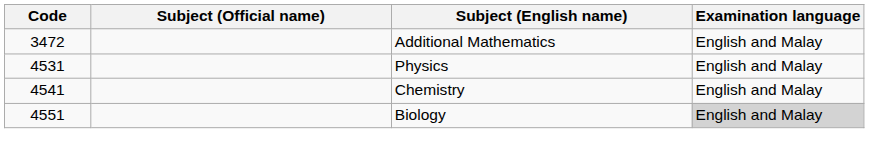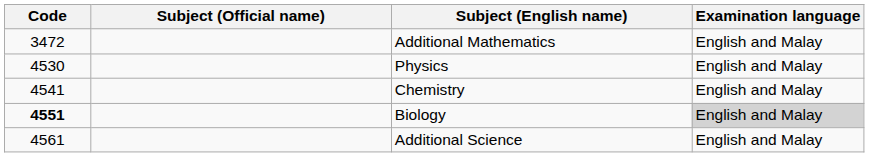(47, 66) 4531 -> (47, 66) 4530
(47, 115) normal -> (47, 115) bold
+ row: (459, 139)
